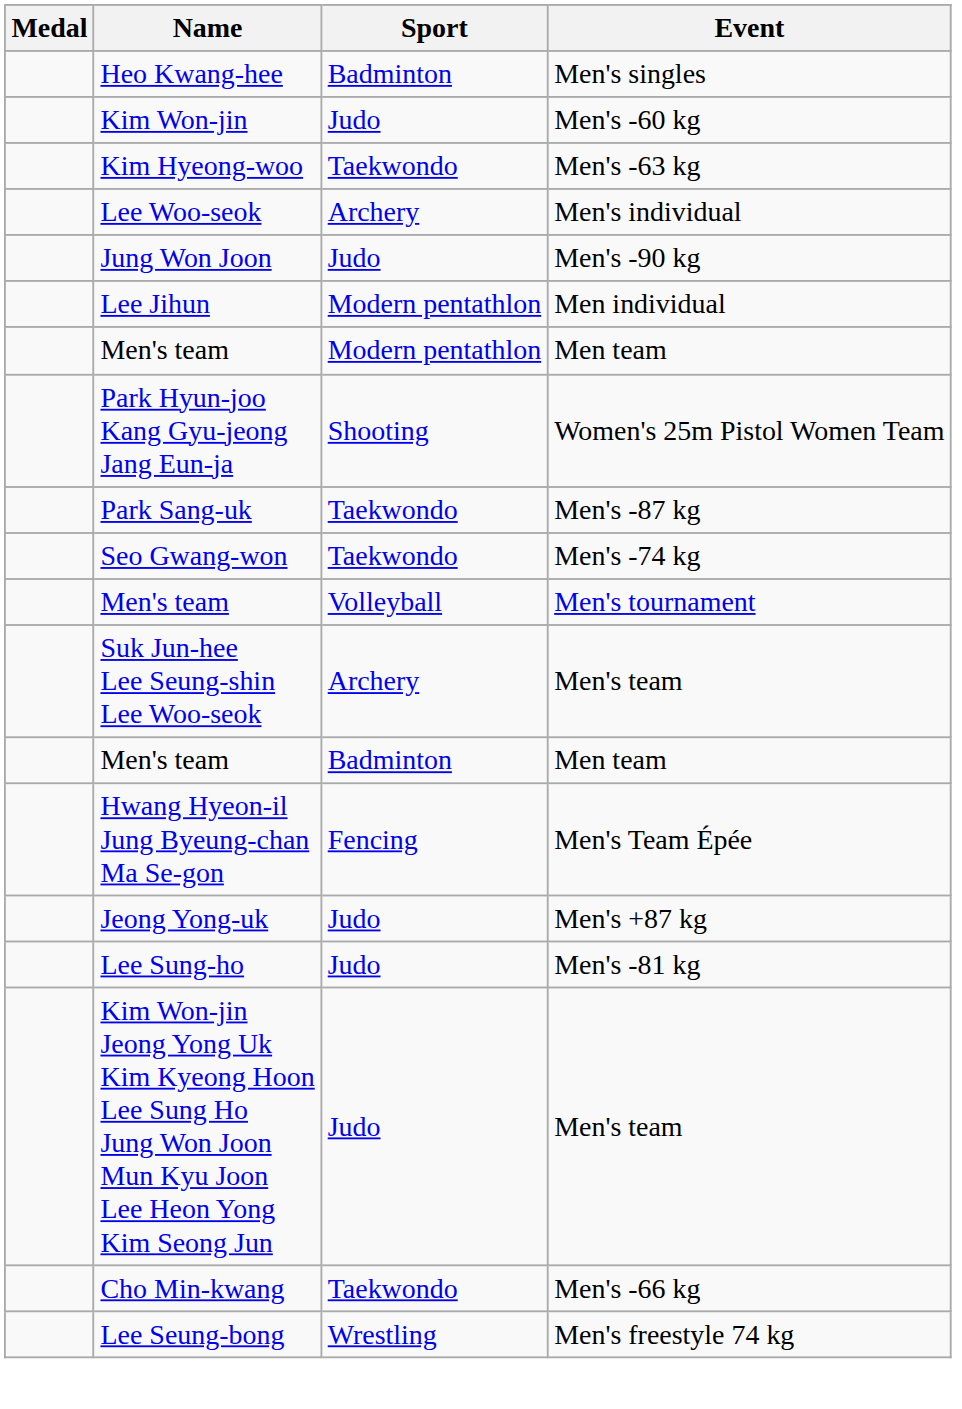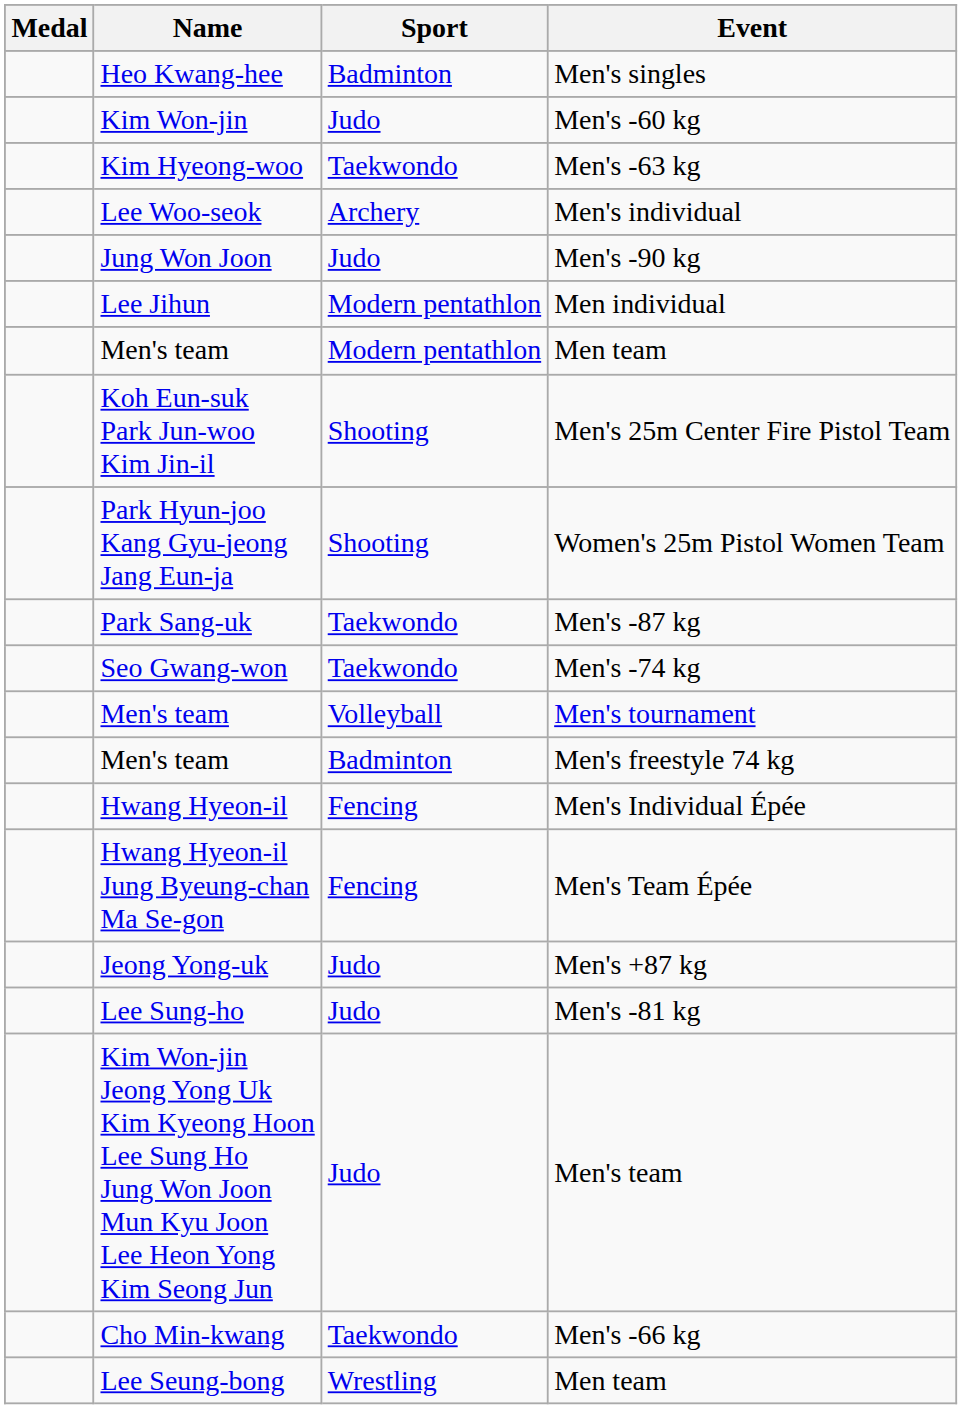+ row: (178, 429)
- row: (188, 680)
(610, 759) Men team -> (674, 759) Men's freestyle 74 kg
+ row: (194, 805)
(674, 1334) Men's freestyle 74 kg -> (610, 1380) Men team
